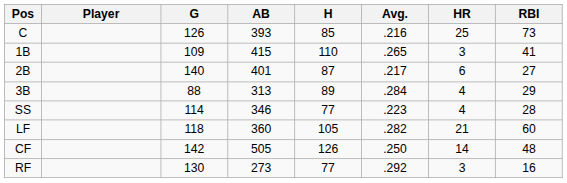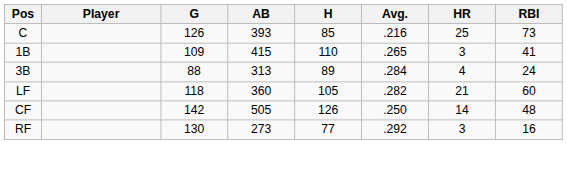- row: (23, 71)
(529, 91) 29 -> (529, 71) 24
- row: (23, 110)
